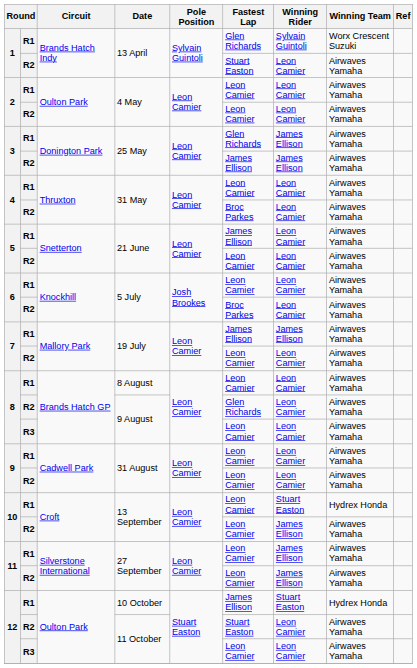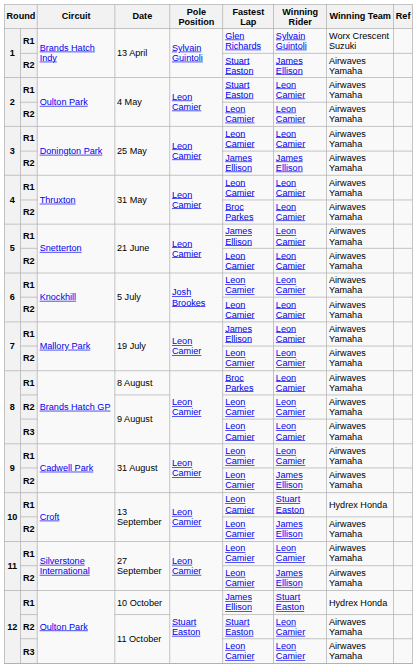(291, 65) Leon Camier -> (289, 65) James Ellison
(240, 89) Leon Camier -> (239, 89) Stuart Easton
(243, 138) Glen Richards -> (240, 138) Leon Camier
(289, 138) James Ellison -> (291, 138) Leon Camier
(239, 309) Broc Parkes -> (240, 309) Leon Camier
(289, 334) James Ellison -> (291, 334) Leon Camier
(240, 382) Leon Camier -> (239, 382) Broc Parkes
(243, 407) Glen Richards -> (240, 407) Leon Camier
(291, 480) Leon Camier -> (289, 480) James Ellison
(289, 553) James Ellison -> (291, 553) Leon Camier
